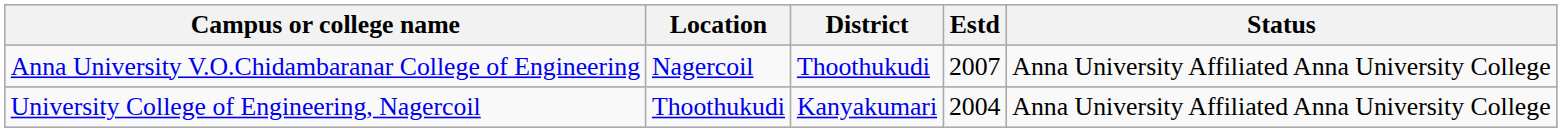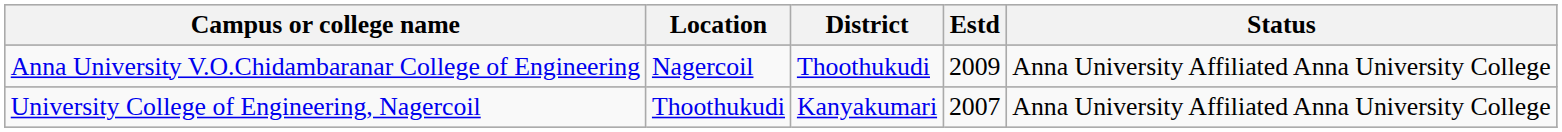(975, 65) 2007 -> (975, 65) 2009
(975, 106) 2004 -> (975, 106) 2007
